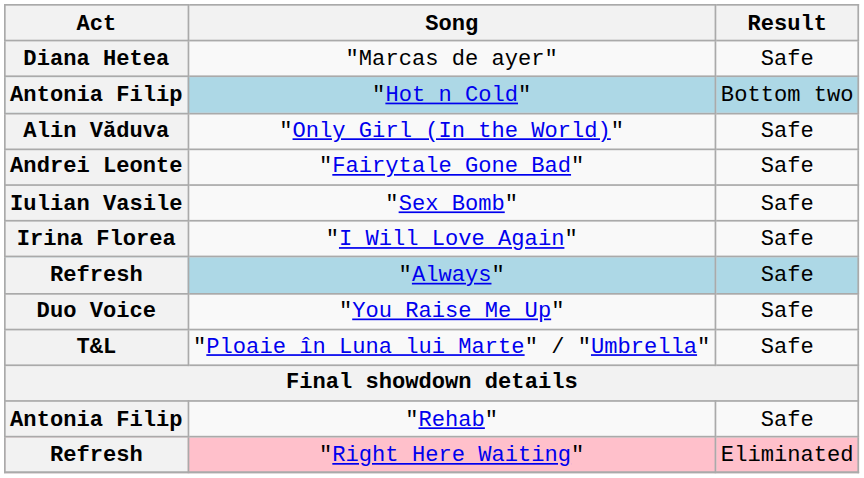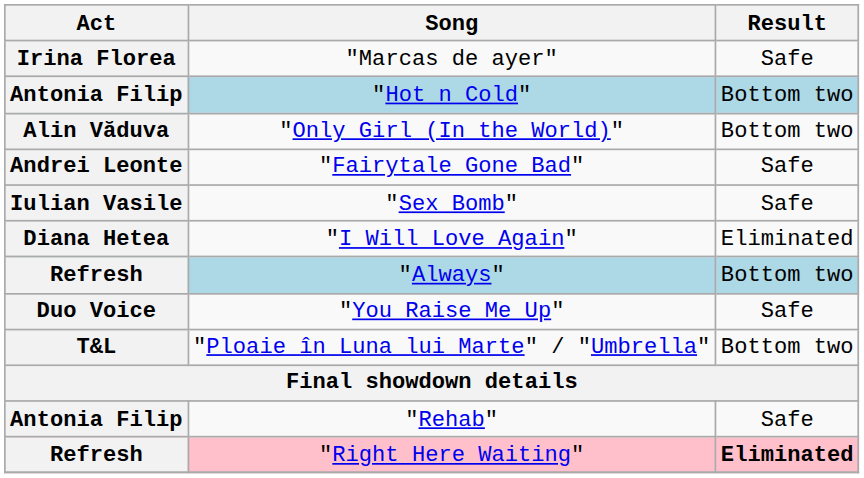(96, 59) Diana Hetea -> (96, 59) Irina Florea
(787, 131) Safe -> (787, 131) Bottom two
(96, 239) Irina Florea -> (96, 239) Diana Hetea
(787, 239) Safe -> (787, 239) Eliminated
(787, 275) Safe -> (787, 275) Bottom two
(787, 347) Safe -> (787, 347) Bottom two
(787, 455) normal -> (787, 455) bold
